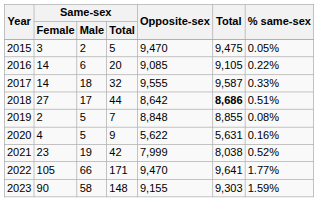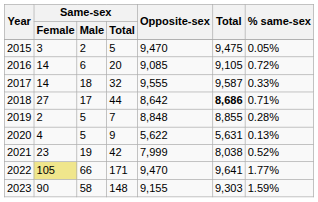(263, 65) 0.22% -> (263, 65) 0.72%
(263, 100) 0.51% -> (263, 100) 0.71%
(263, 118) 0.08% -> (263, 118) 0.28%
(263, 135) 0.16% -> (263, 135) 0.13%
(46, 170) no background -> (46, 170) khaki background
